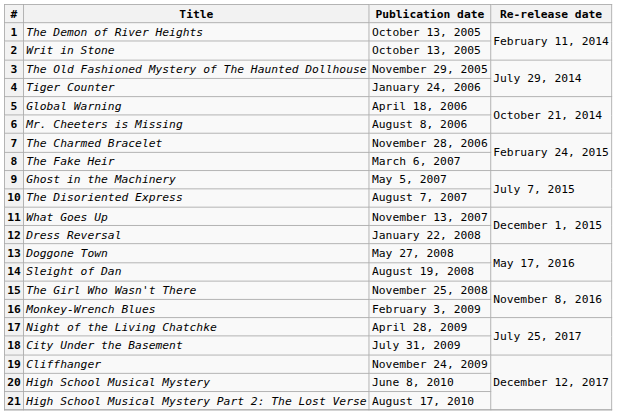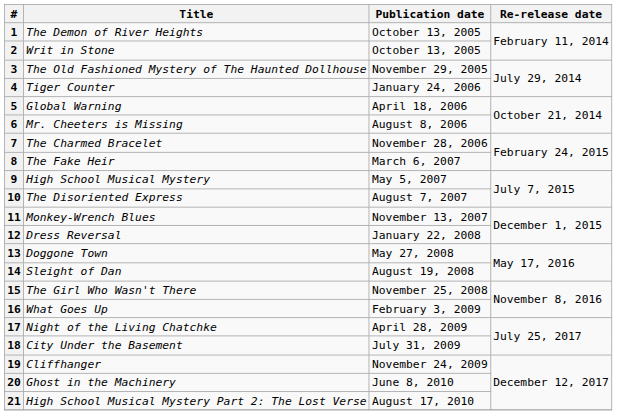(101, 180) Ghost in the Machinery -> (118, 180) High School Musical Mystery
(67, 216) What Goes Up -> (91, 216) Monkey-Wrench Blues
(91, 309) Monkey-Wrench Blues -> (67, 309) What Goes Up
(118, 382) High School Musical Mystery -> (101, 382) Ghost in the Machinery
